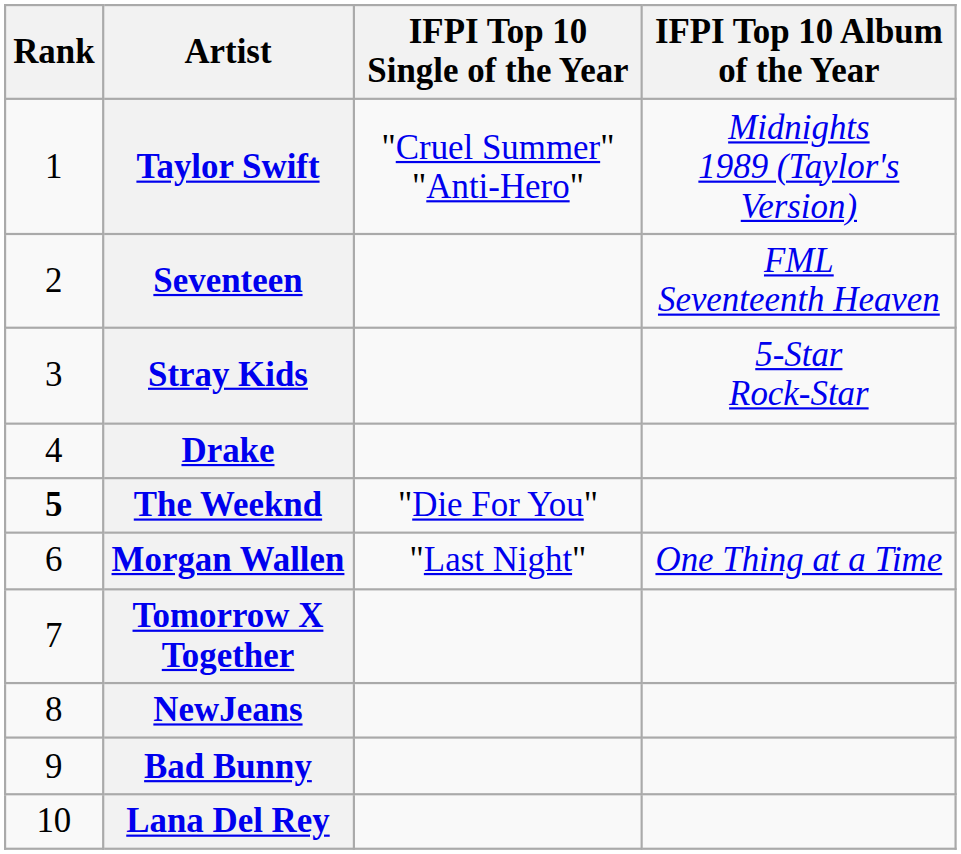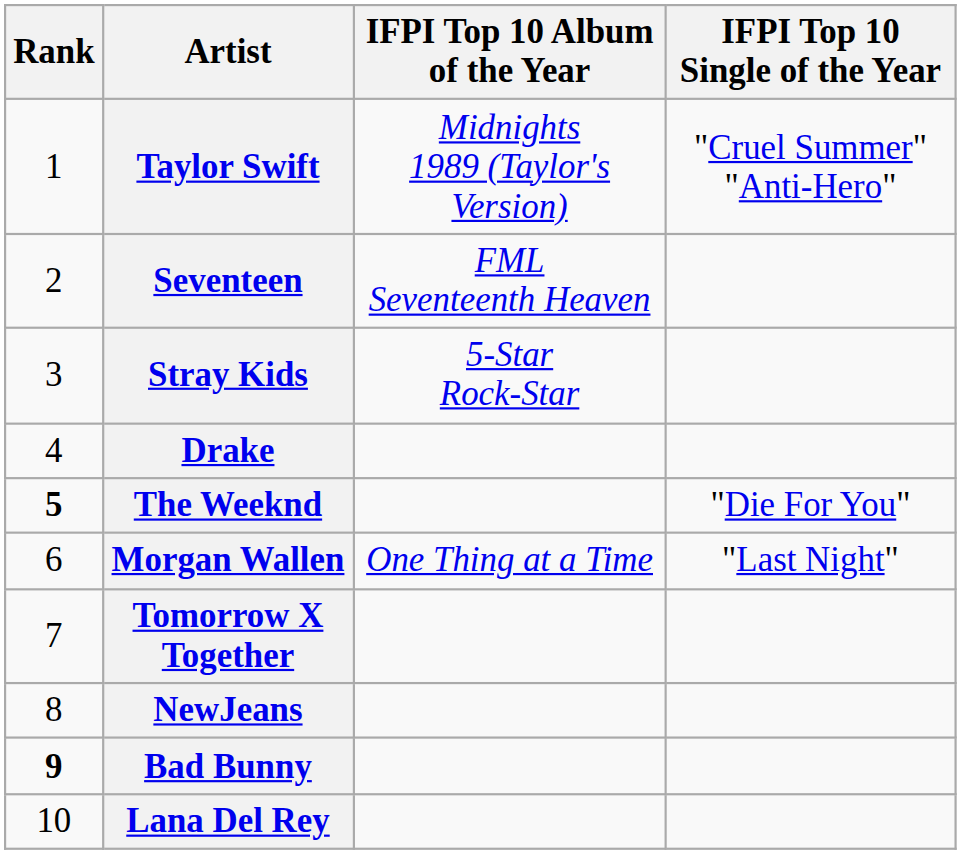columns swapped: (799, 51) <-> (498, 51)
(54, 765) normal -> (54, 765) bold
